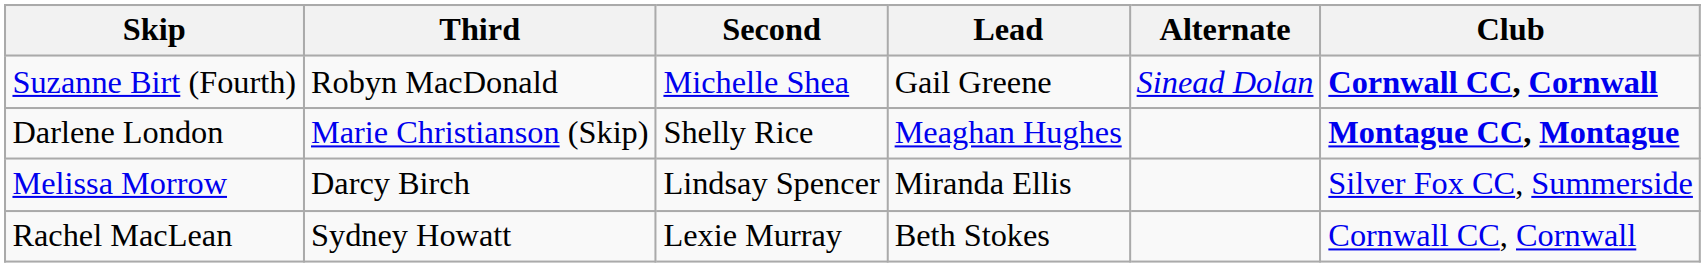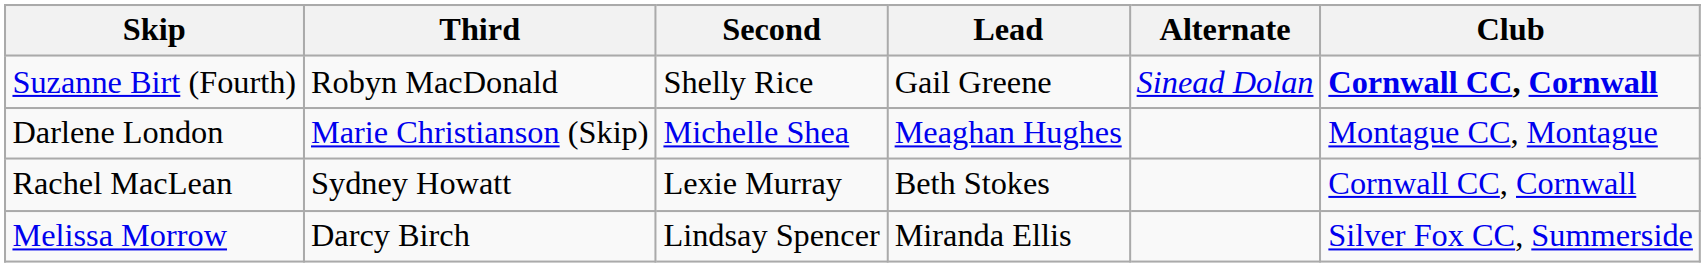(756, 81) Michelle Shea -> (738, 81) Shelly Rice
(738, 132) Shelly Rice -> (756, 132) Michelle Shea
(1504, 132) bold -> (1493, 132) normal
rows swapped: (122, 235) <-> (120, 183)
